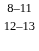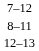+ row: (19, 8)
